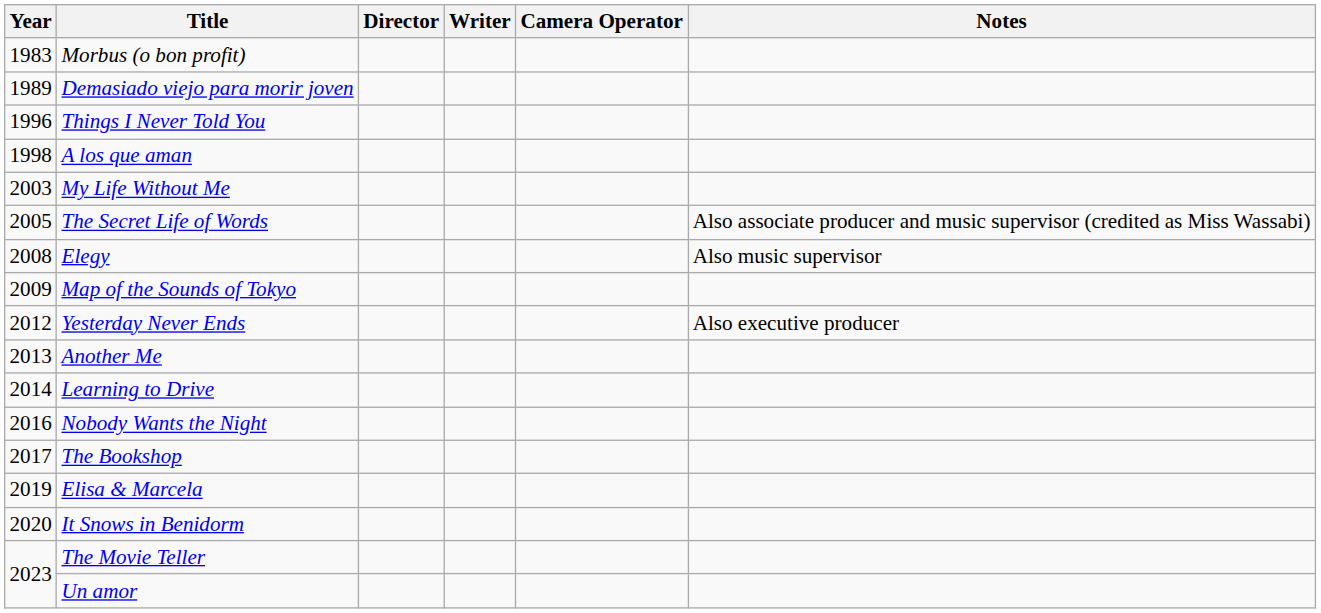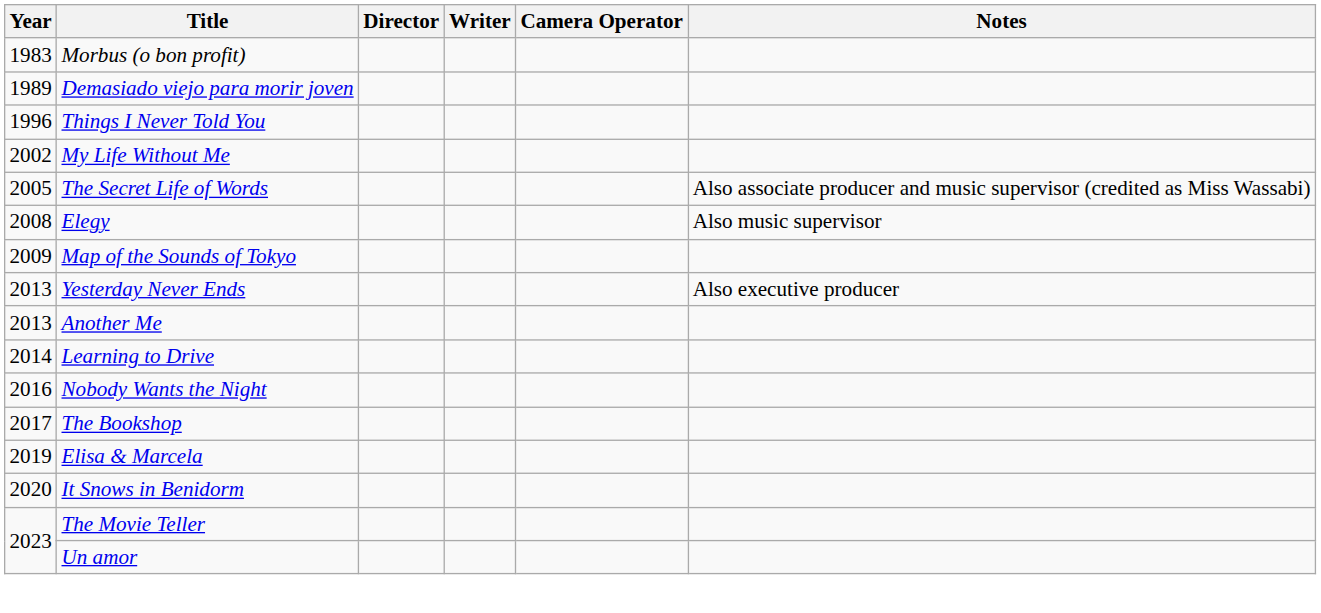- row: (127, 155)
(31, 188) 2003 -> (31, 155) 2002
(31, 322) 2012 -> (31, 289) 2013
